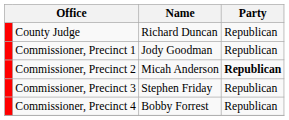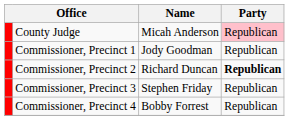(179, 32) Richard Duncan -> (180, 32) Micah Anderson
(251, 32) no background -> (251, 32) pink background
(180, 69) Micah Anderson -> (179, 69) Richard Duncan
